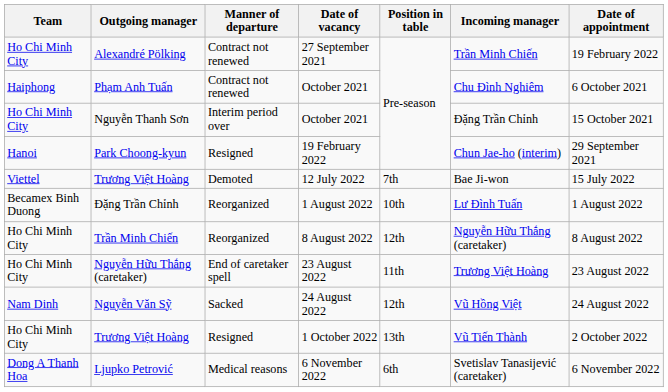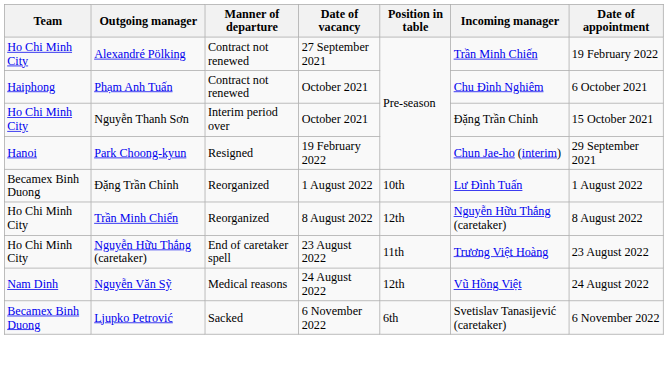- row: (142, 178)
(225, 303) Sacked -> (248, 284) Medical reasons
- row: (142, 336)
(43, 369) Dong A Thanh Hoa -> (43, 317) Becamex Binh Duong
(248, 369) Medical reasons -> (225, 317) Sacked
